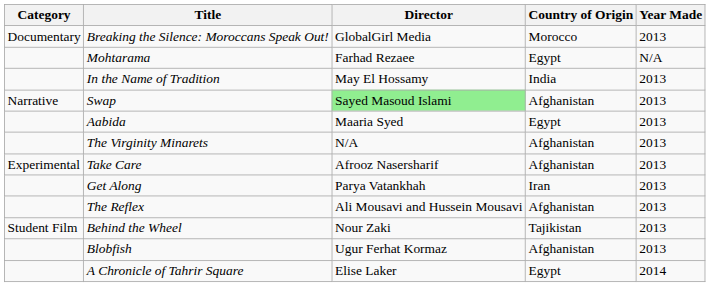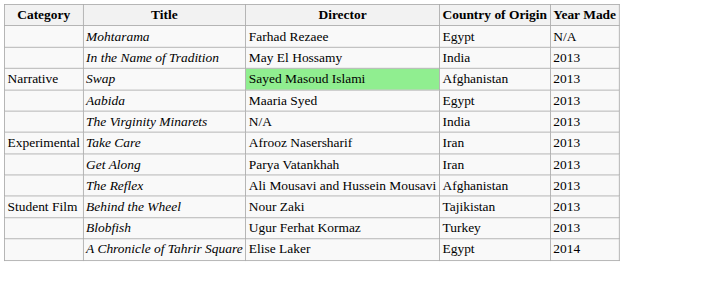- row: (208, 36)
(561, 143) Afghanistan -> (456, 121) India
(561, 164) Afghanistan -> (453, 143) Iran
(561, 249) Afghanistan -> (462, 228) Turkey
